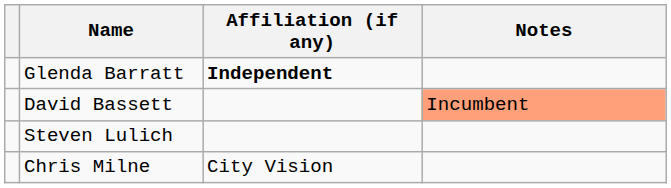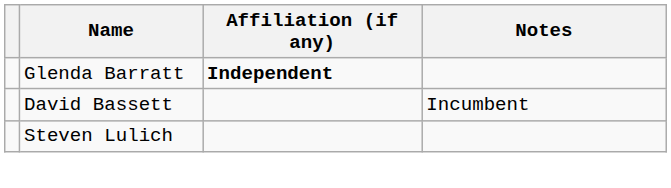(478, 105) lightsalmon background -> (478, 105) no background
- row: (87, 167)
